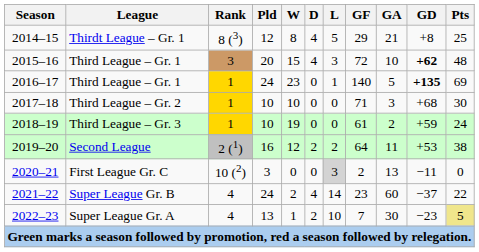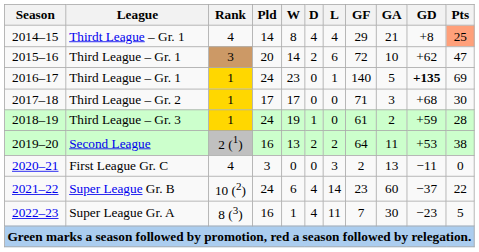(230, 37) 8 (3) -> (230, 36) 4
(267, 37) 12 -> (267, 36) 14
(334, 37) 5 -> (334, 36) 4
(460, 37) no background -> (460, 36) lightsalmon background
(293, 60) 15 -> (293, 57) 14
(314, 60) 4 -> (314, 57) 2
(334, 60) 3 -> (334, 57) 6
(427, 60) bold -> (427, 57) normal
(460, 60) 48 -> (460, 57) 47
(267, 102) 10 -> (267, 99) 17
(293, 102) 10 -> (293, 99) 17
(267, 123) 10 -> (267, 120) 24
(314, 123) 0 -> (314, 120) 1
(460, 123) 24 -> (460, 120) 28
(293, 146) 12 -> (293, 143) 13
(230, 171) 10 (2) -> (230, 166) 4
(334, 171) lightgrey background -> (334, 166) no background
(230, 194) 4 -> (230, 188) 10 (2)
(293, 194) 2 -> (293, 188) 6
(230, 215) 4 -> (230, 213) 8 (3)
(267, 215) 13 -> (267, 213) 16
(314, 215) 2 -> (314, 213) 4
(334, 215) 10 -> (334, 213) 11
(460, 215) khaki background -> (460, 213) no background
